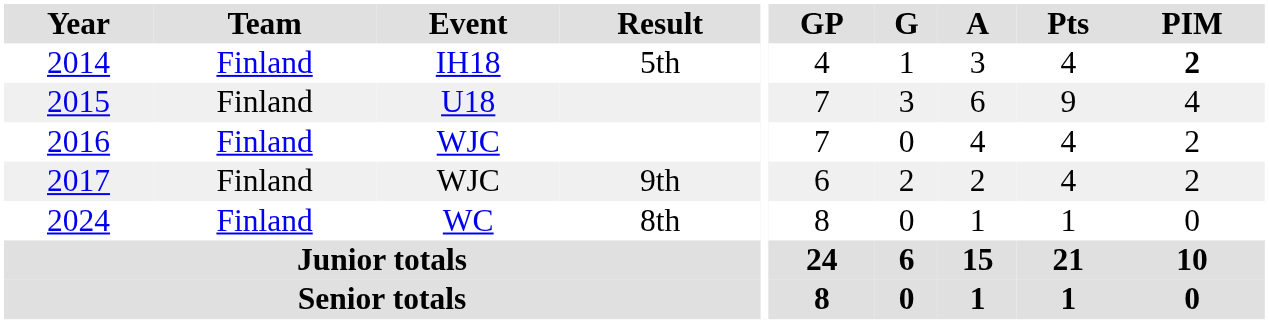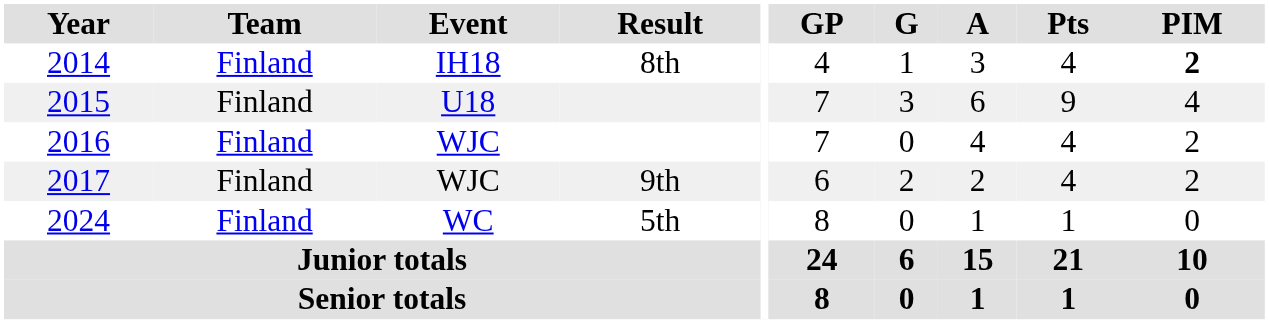(660, 62) 5th -> (660, 62) 8th
(660, 220) 8th -> (660, 220) 5th
